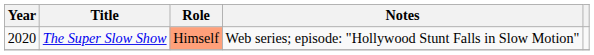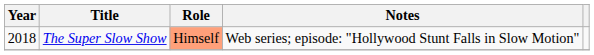(22, 38) 2020 -> (22, 38) 2018
